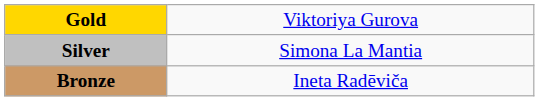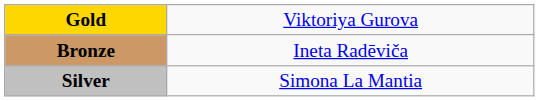rows swapped: (86, 50) <-> (86, 80)
